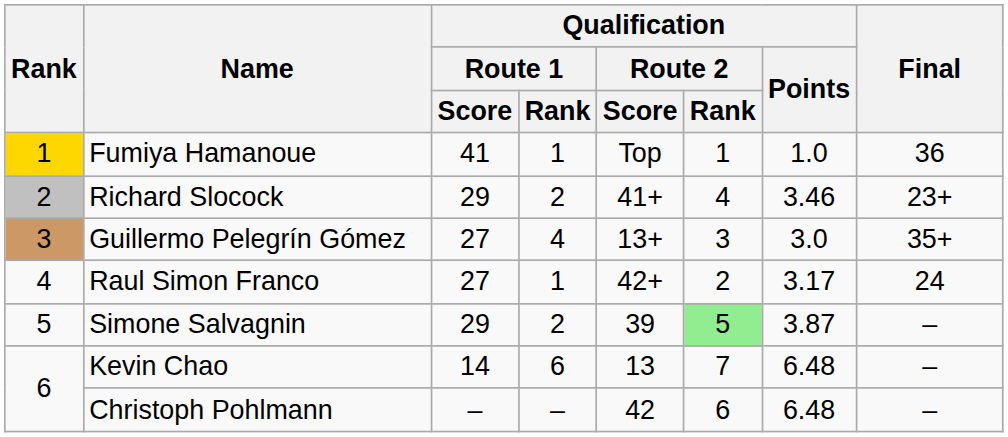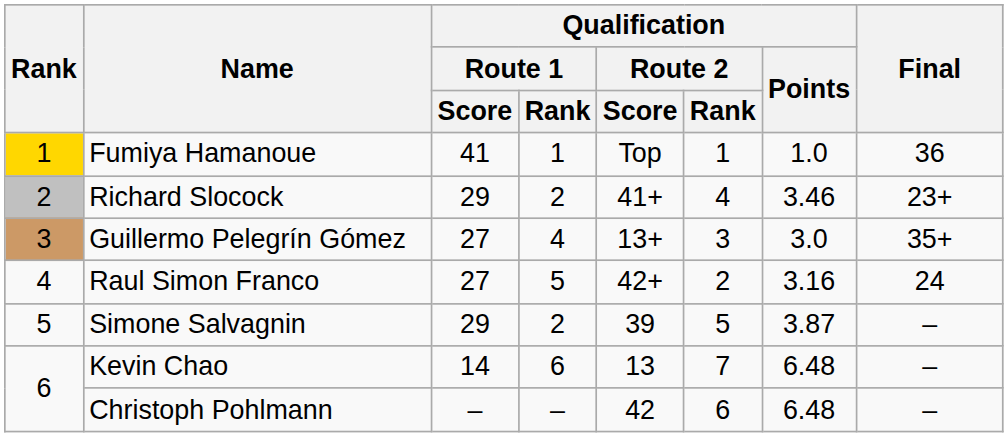(558, 281) 1 -> (558, 281) 5
(809, 281) 3.17 -> (809, 281) 3.16
(723, 324) lightgreen background -> (723, 324) no background
